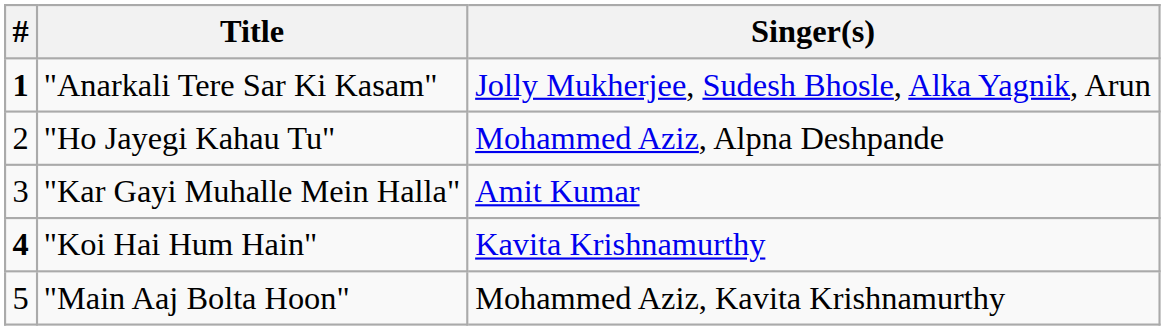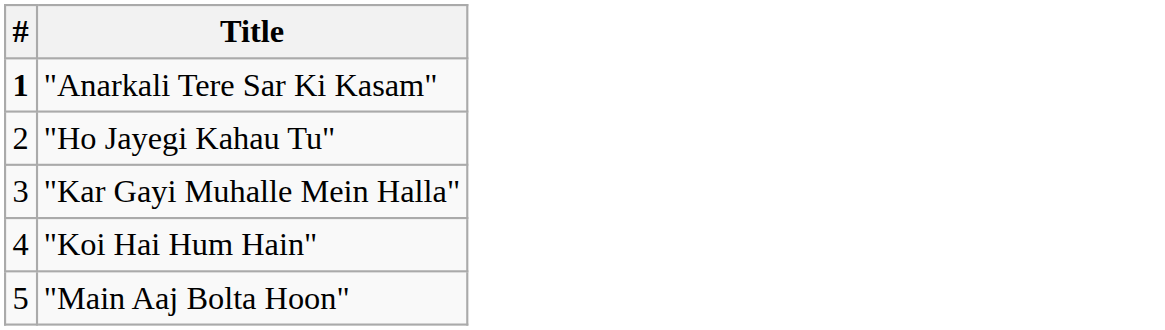- column: (813, 31)
(21, 244) bold -> (21, 244) normal
